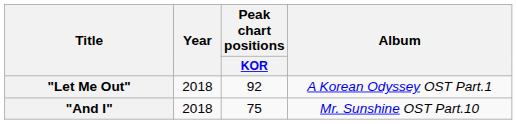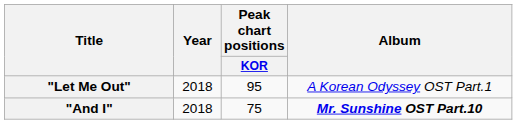(254, 86) 92 -> (254, 86) 95
(400, 108) normal -> (400, 108) bold
